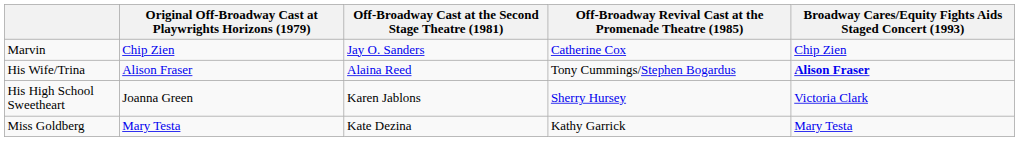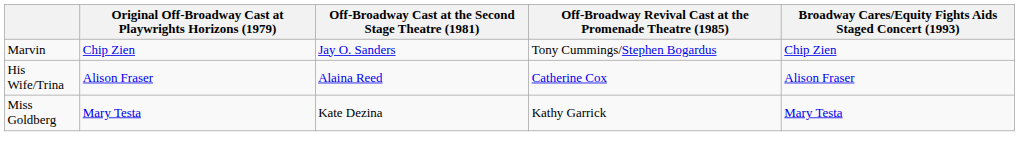(588, 49) Catherine Cox -> (624, 49) Tony Cummings/Stephen Bogardus
(643, 70) Tony Cummings/Stephen Bogardus -> (569, 77) Catherine Cox
(832, 70) bold -> (819, 77) normal
- row: (51, 98)
